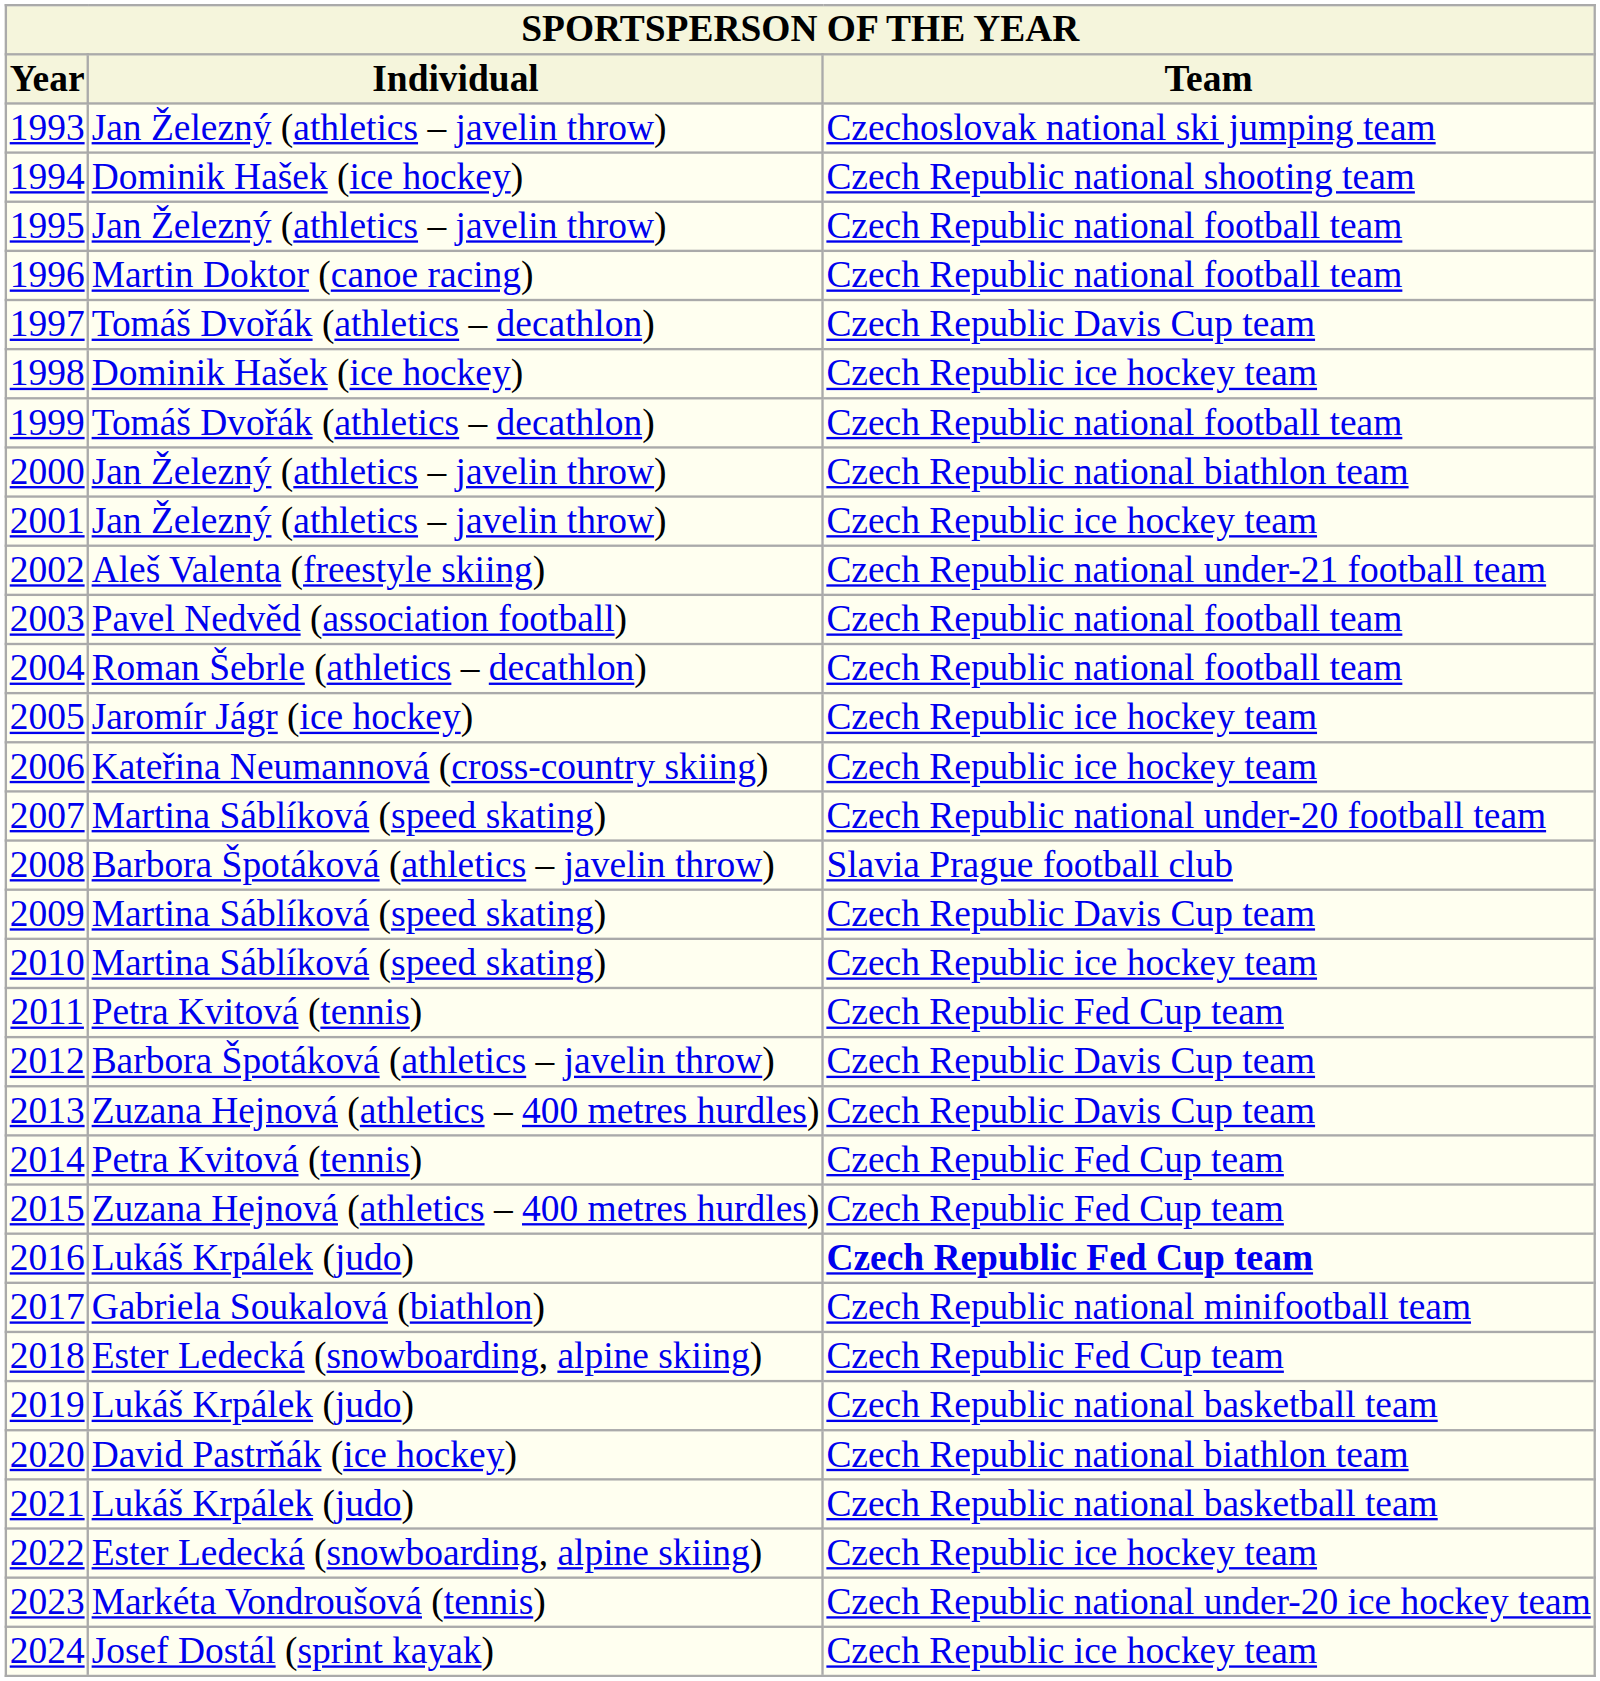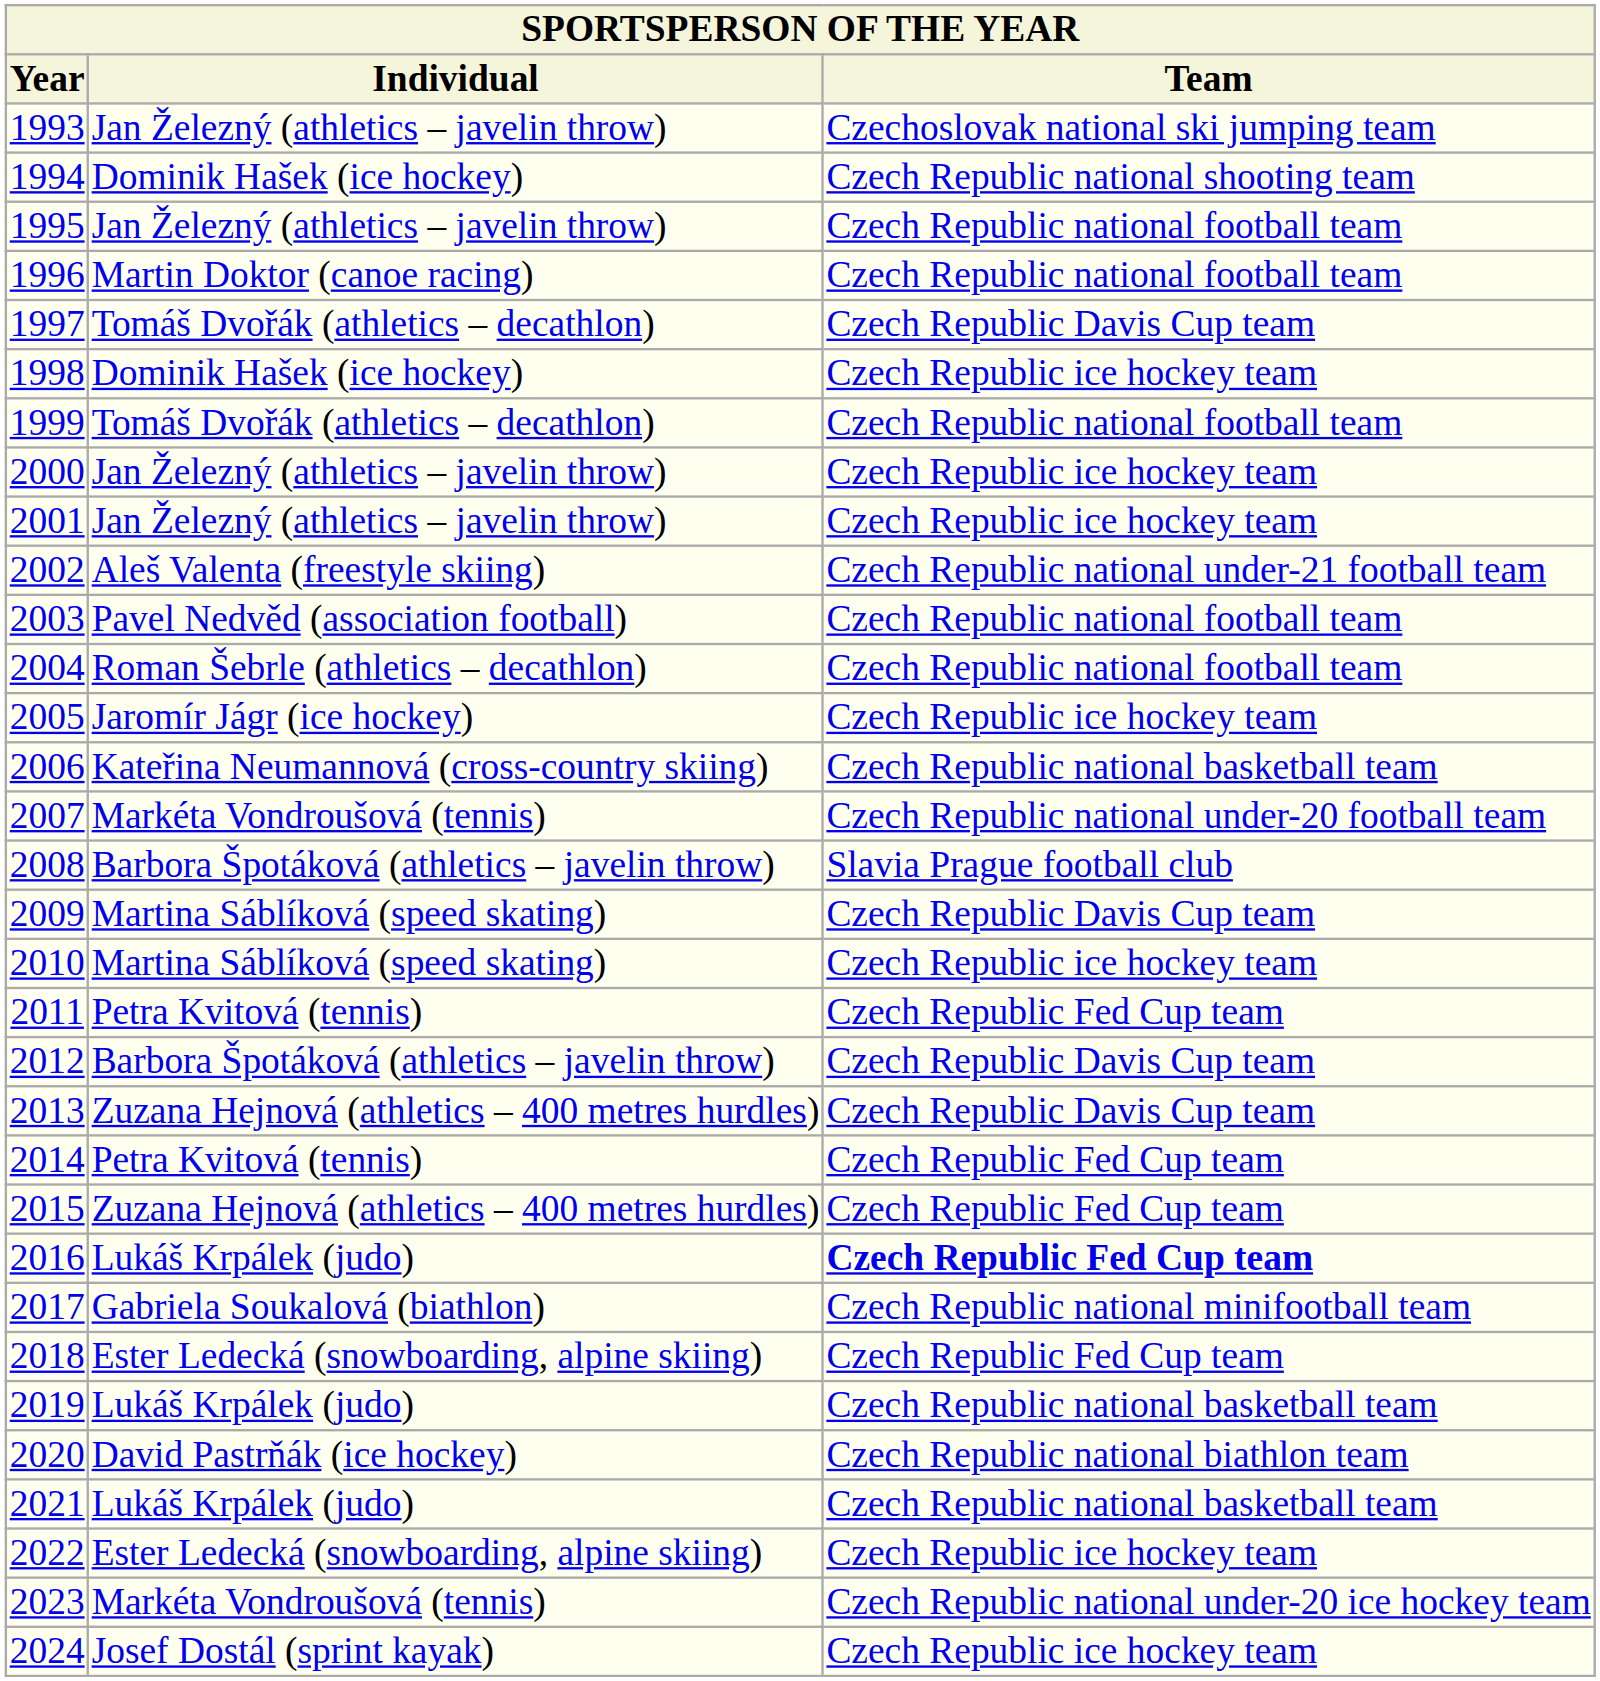(1117, 471) Czech Republic national biathlon team -> (1072, 471) Czech Republic ice hockey team
(1072, 766) Czech Republic ice hockey team -> (1132, 766) Czech Republic national basketball team
(349, 815) Martina Sáblíková (speed skating) -> (319, 815) Markéta Vondroušová (tennis)
